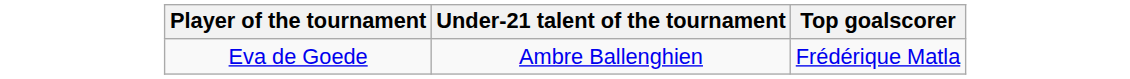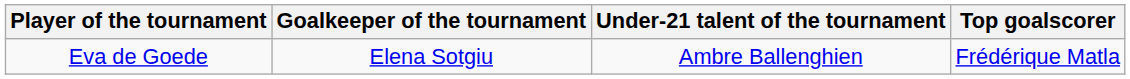+ column: (431, 21)
